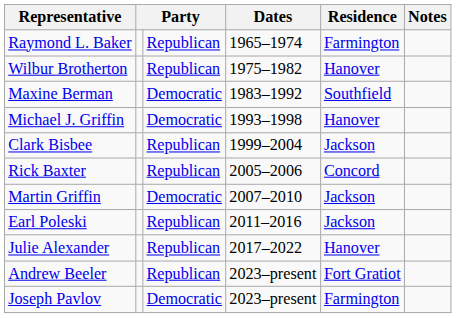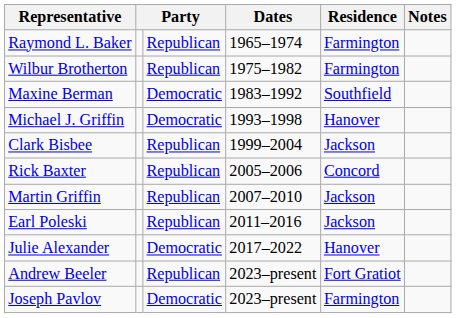(352, 68) Hanover -> (362, 68) Farmington
(184, 196) Democratic -> (183, 196) Republican
(183, 247) Republican -> (184, 247) Democratic
